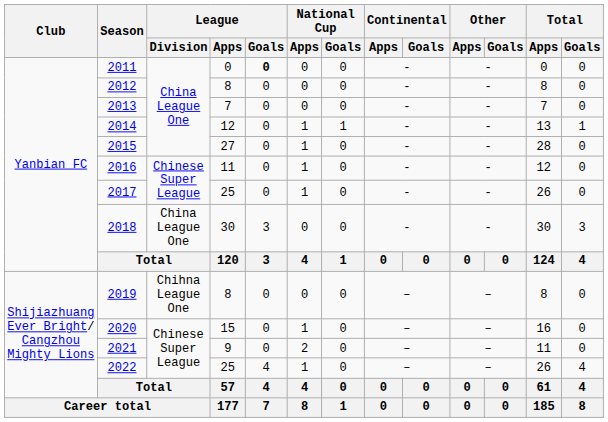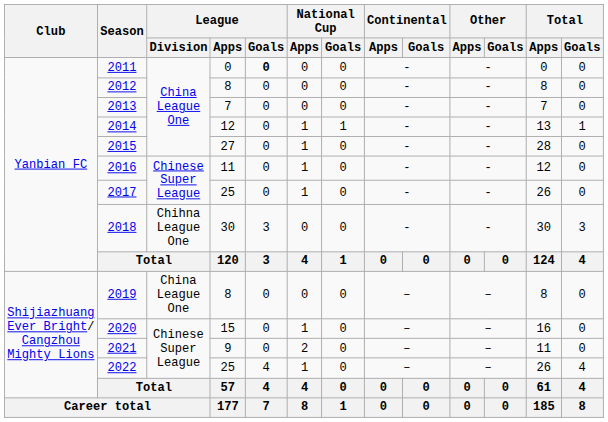(178, 228) China League One -> (178, 228) Chihna League One
(178, 295) Chihna League One -> (178, 295) China League One
